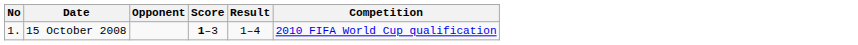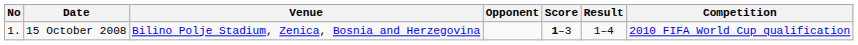+ column: (306, 13)
